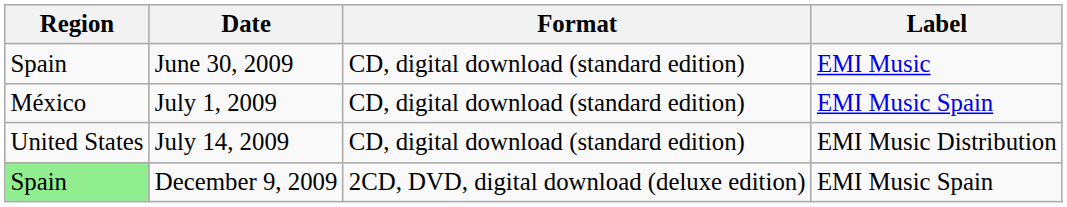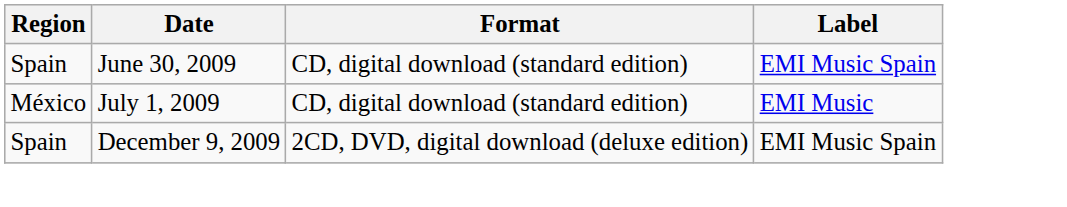(874, 63) EMI Music -> (848, 63) EMI Music Spain
(905, 102) EMI Music Spain -> (817, 102) EMI Music
- row: (222, 142)
(39, 181) lightgreen background -> (39, 142) no background
